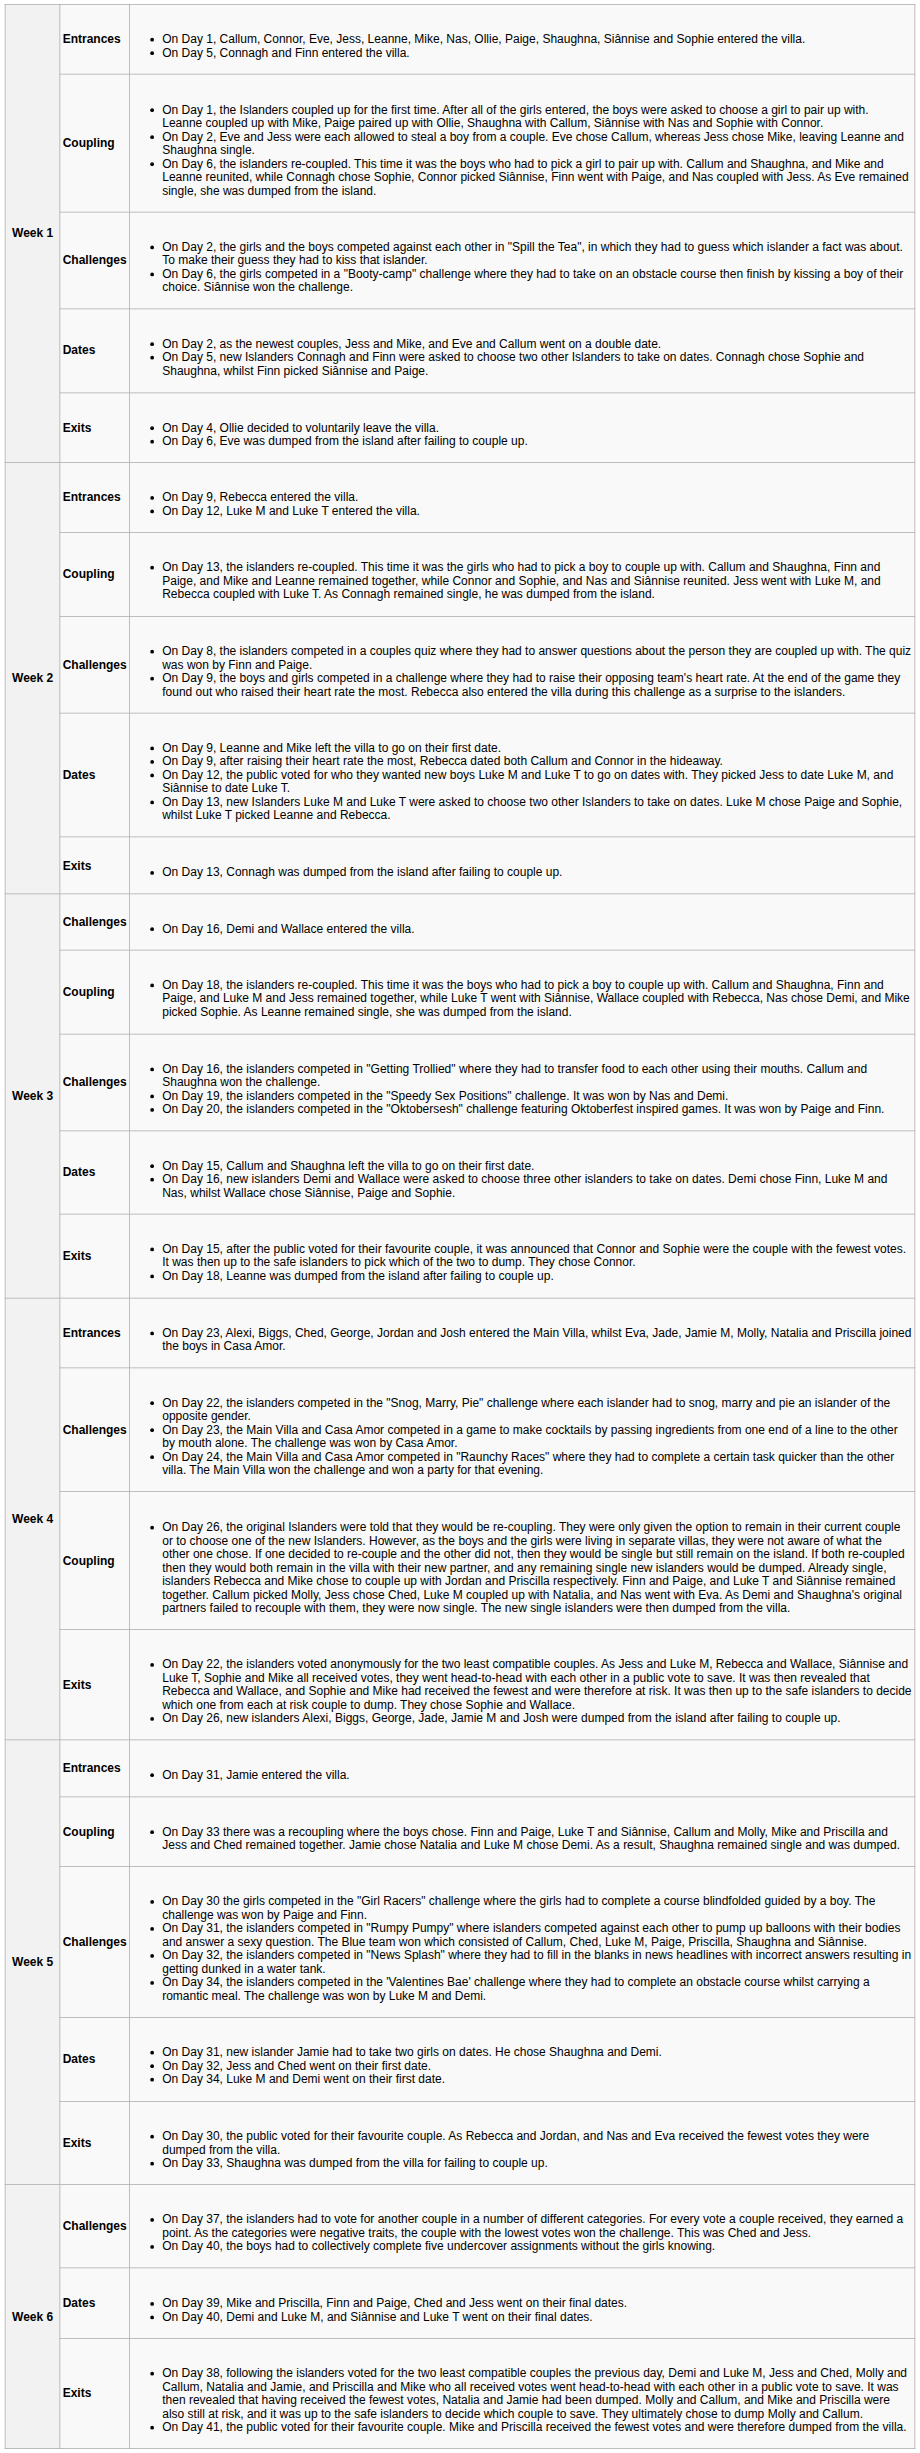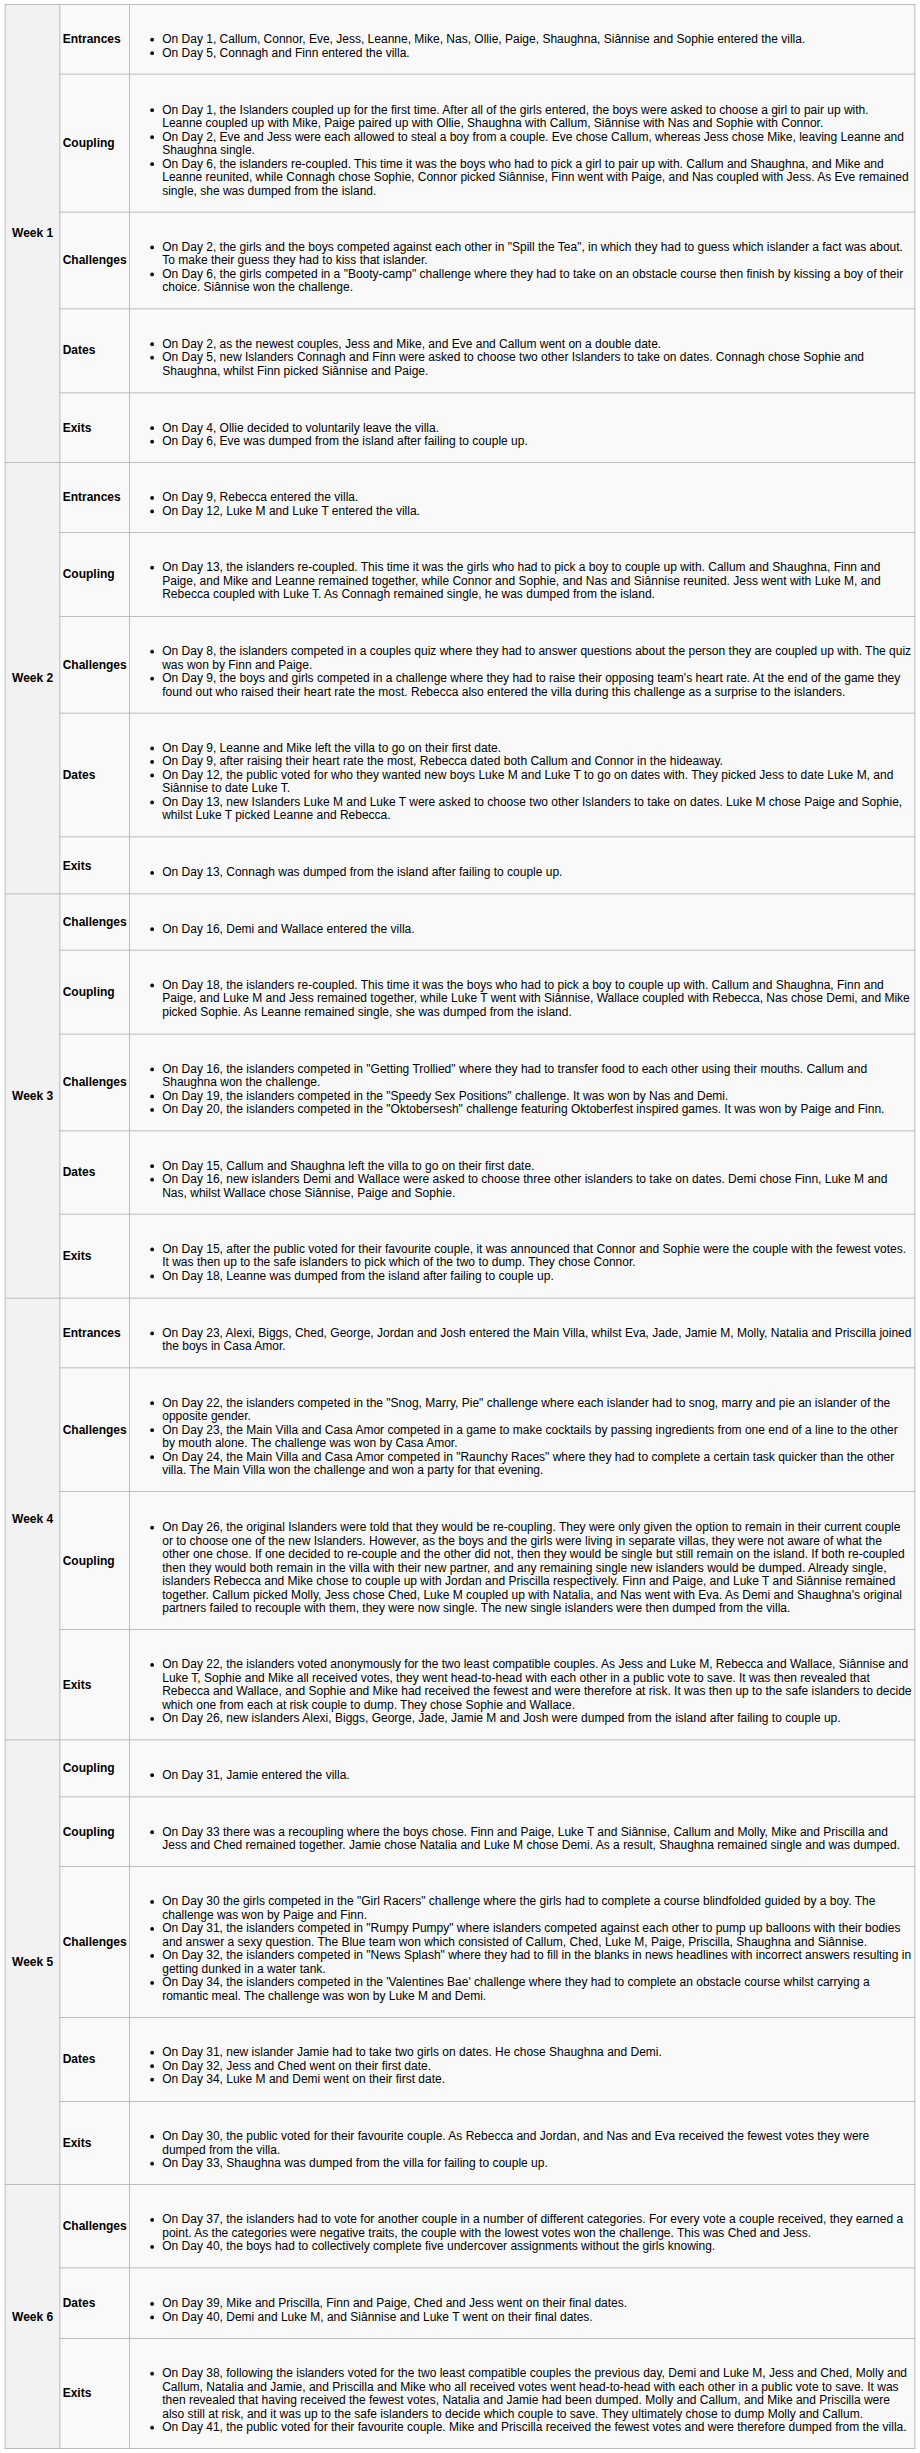(92, 1768) Entrances -> (89, 1768) Coupling
